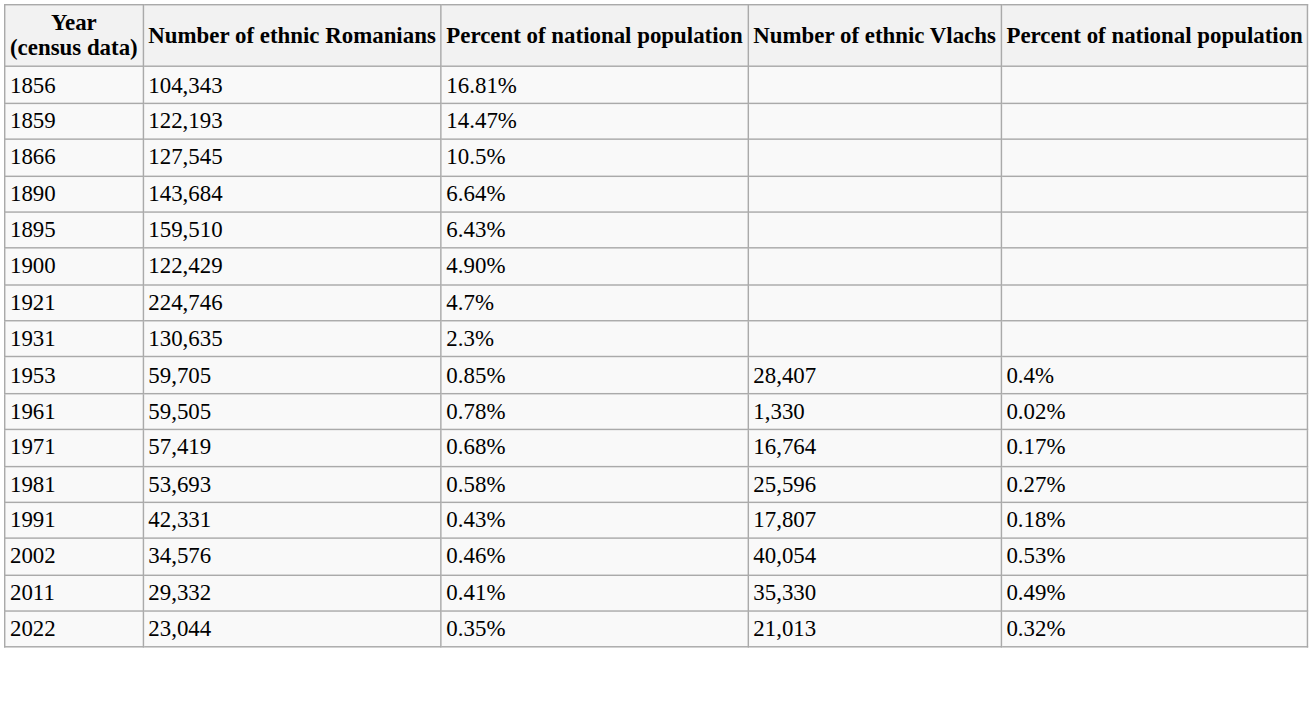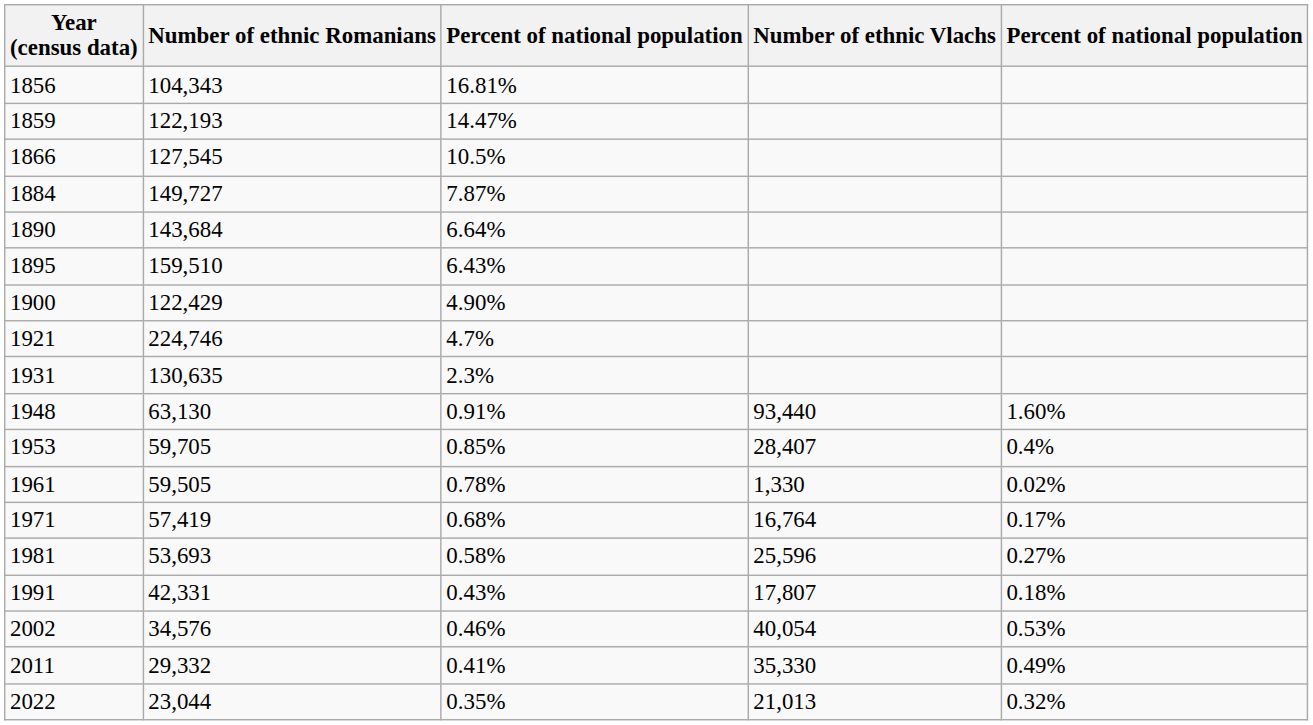+ row: (33, 193)
+ row: (33, 411)
